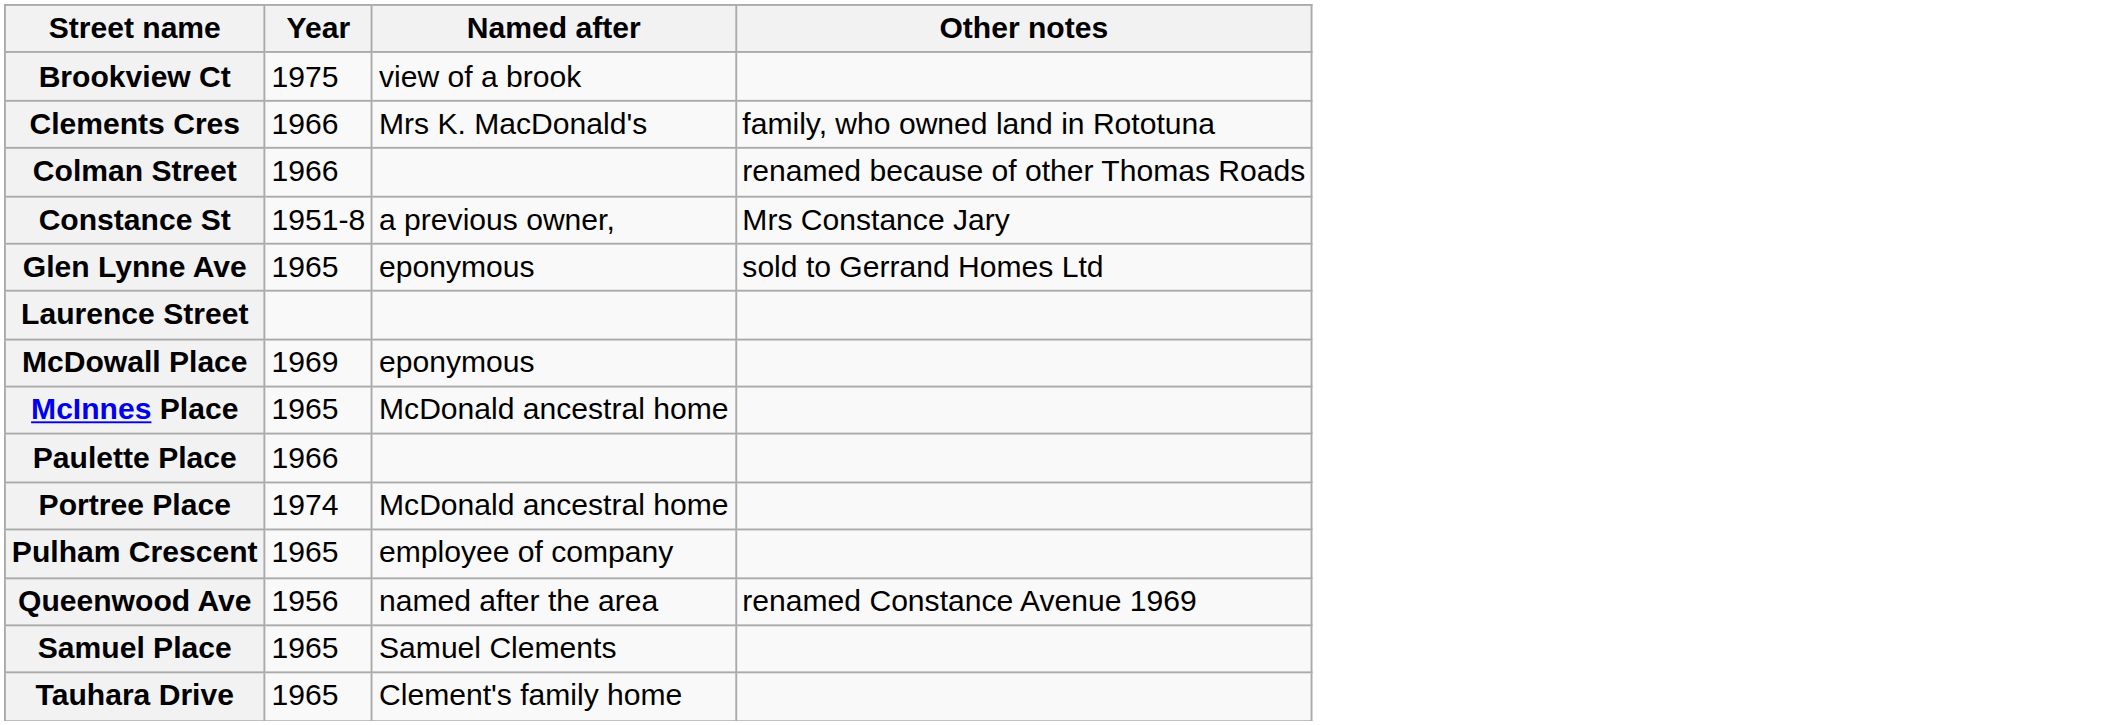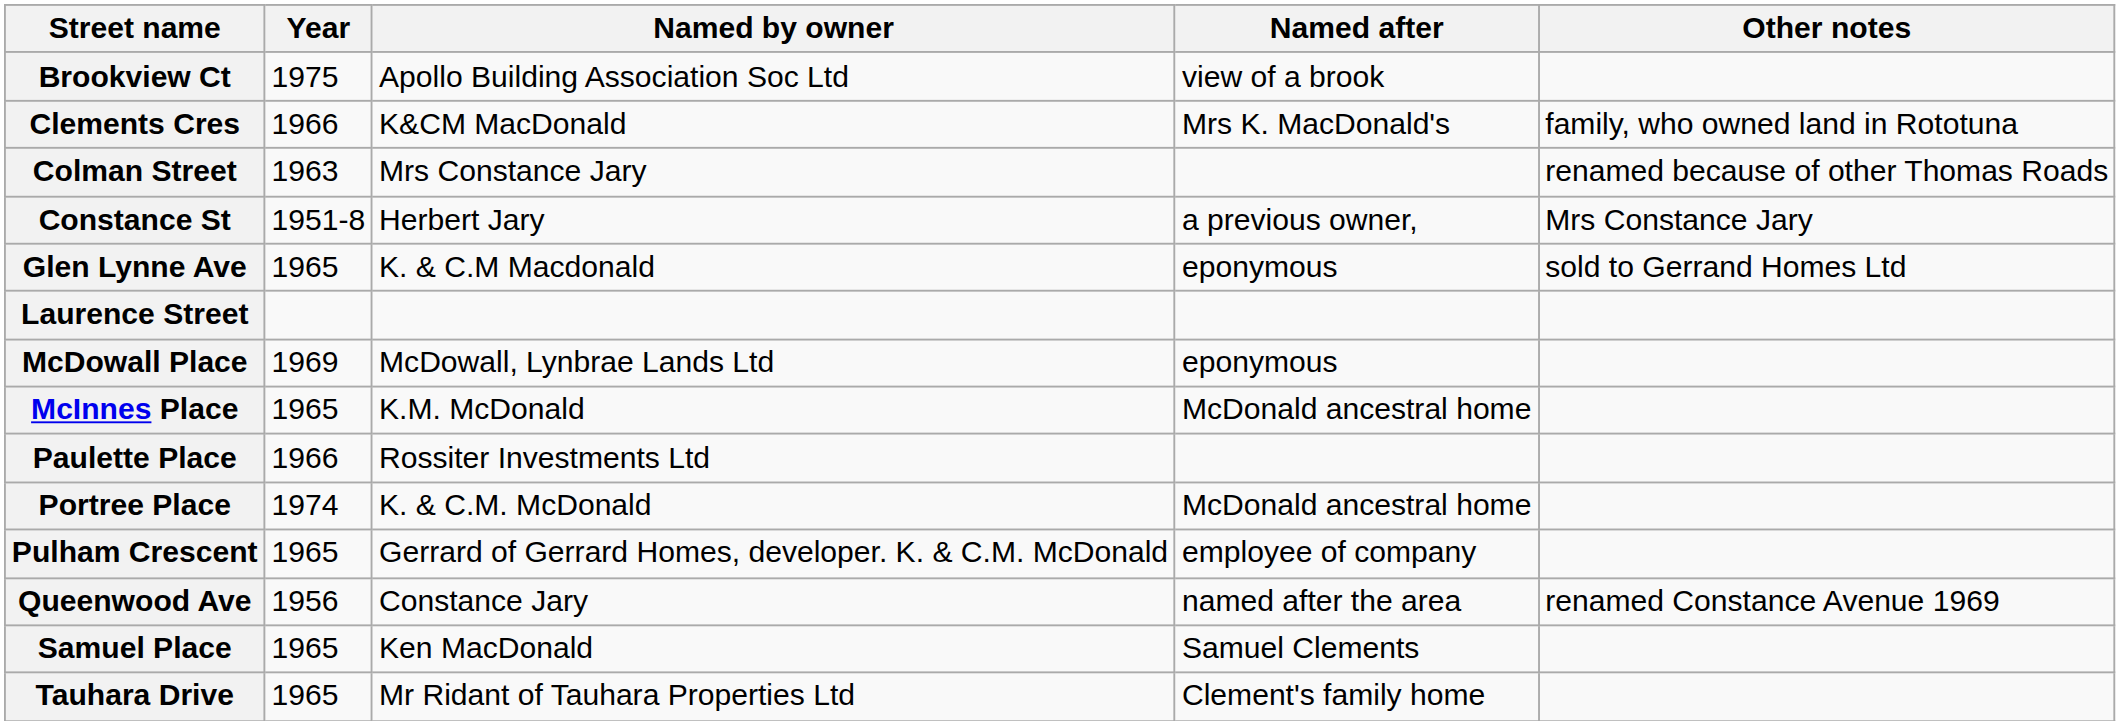+ column: (774, 28)
(305, 171) 1966 -> (305, 171) 1963
